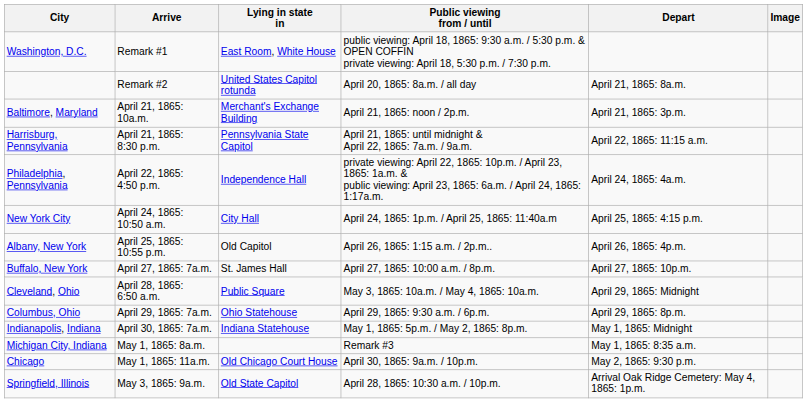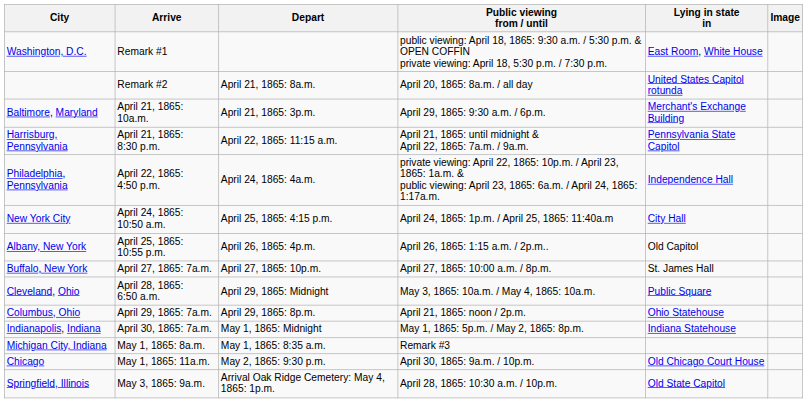columns swapped: (280, 18) <-> (678, 18)
(406, 113) April 21, 1865: noon / 2p.m. -> (473, 113) April 29, 1865: 9:30 a.m. / 6p.m.
(416, 313) April 29, 1865: 9:30 a.m. / 6p.m. -> (463, 313) April 21, 1865: noon / 2p.m.
